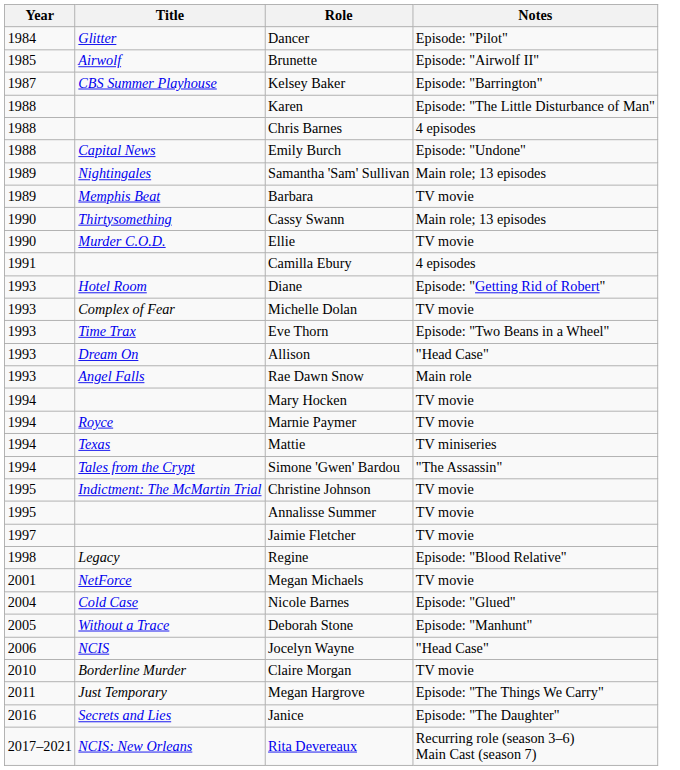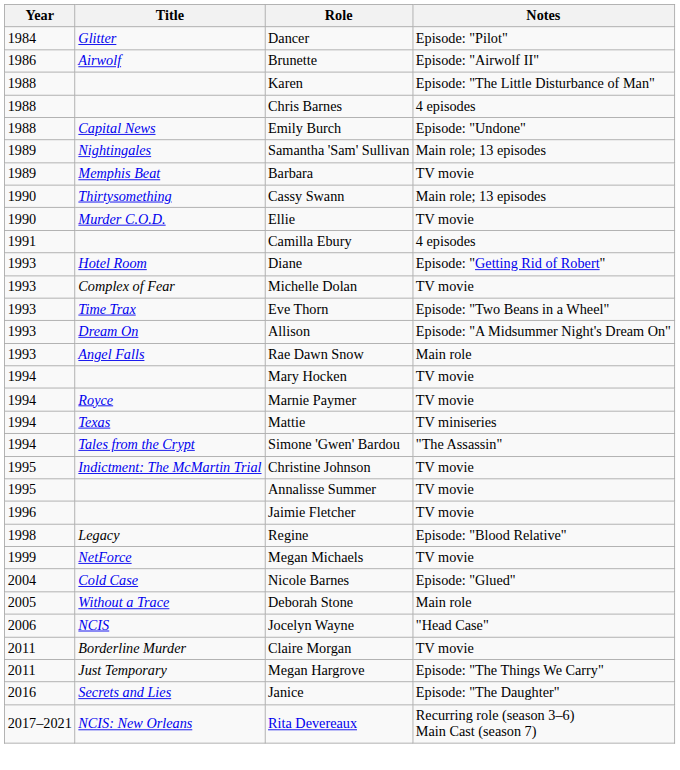(22, 60) 1985 -> (22, 60) 1986
- row: (307, 83)
(452, 354) "Head Case" -> (543, 331) Episode: "A Midsummer Night's Dream On"
(22, 535) 1997 -> (22, 512) 1996
(22, 580) 2001 -> (22, 557) 1999
(474, 625) Episode: "Manhunt" -> (444, 602) Main role
(22, 670) 2010 -> (22, 648) 2011
